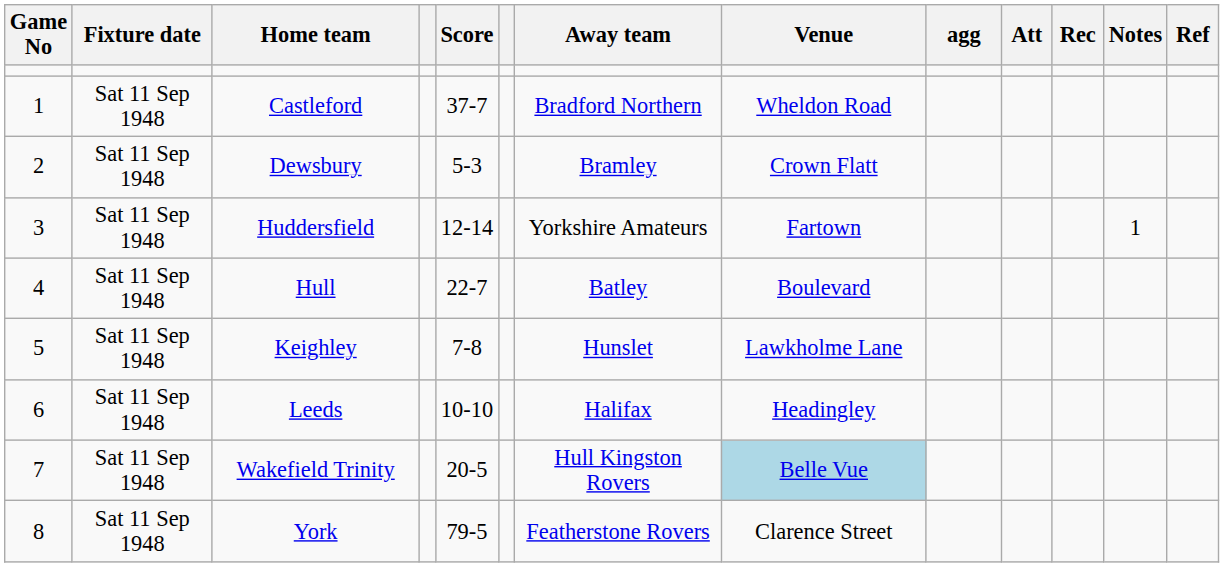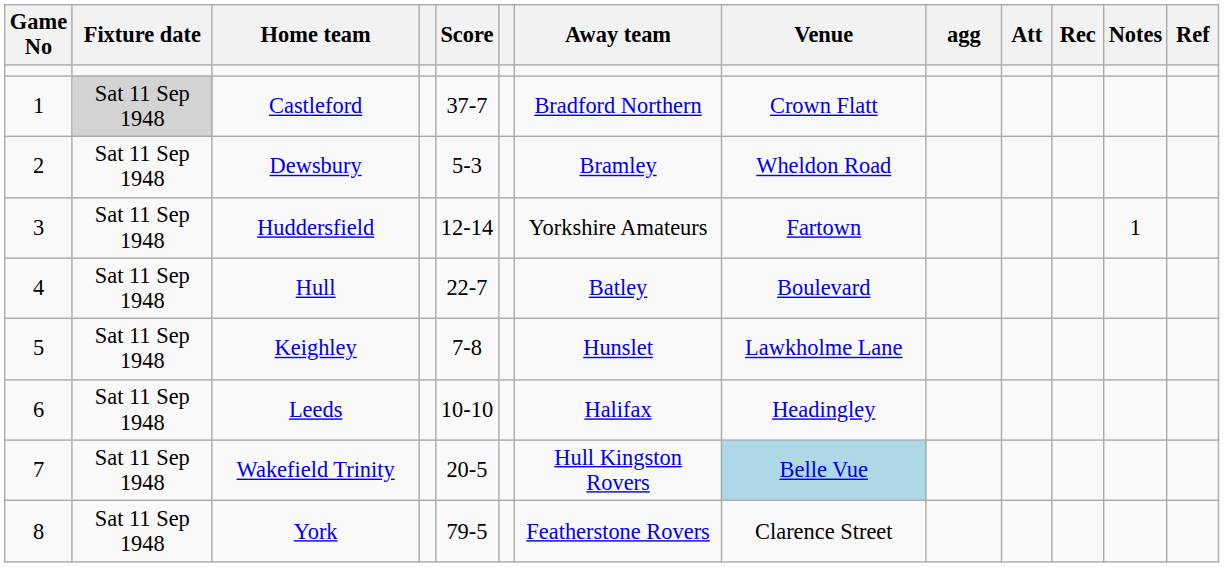(142, 105) no background -> (142, 105) lightgrey background
(824, 105) Wheldon Road -> (824, 105) Crown Flatt
(824, 166) Crown Flatt -> (824, 166) Wheldon Road
